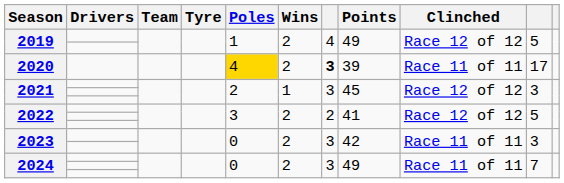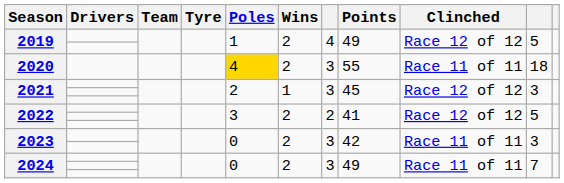(330, 67) bold -> (330, 67) normal
(351, 67) 39 -> (351, 67) 55
(539, 67) 17 -> (539, 67) 18
